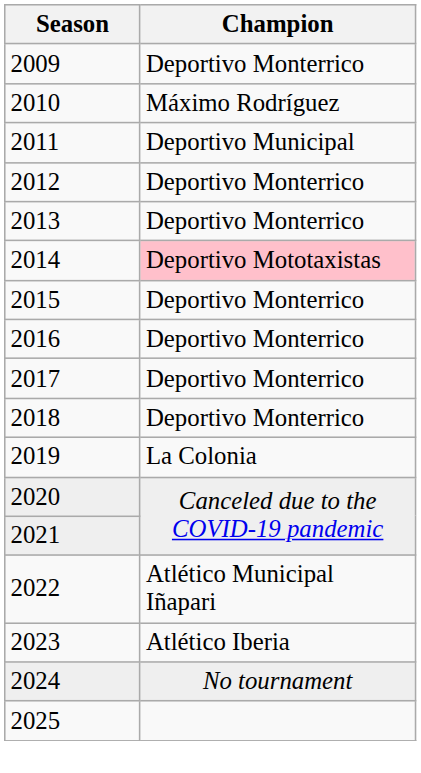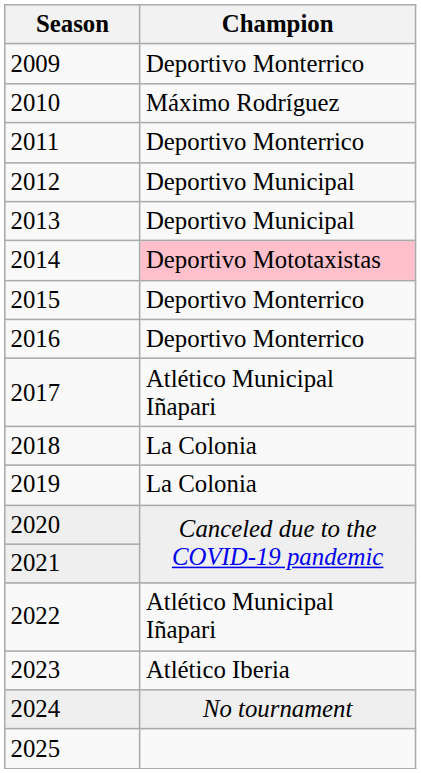(250, 142) Deportivo Municipal -> (255, 142) Deportivo Monterrico
(255, 181) Deportivo Monterrico -> (250, 181) Deportivo Municipal
(255, 220) Deportivo Monterrico -> (250, 220) Deportivo Municipal
(255, 378) Deportivo Monterrico -> (240, 392) Atlético Municipal Iñapari
(255, 417) Deportivo Monterrico -> (201, 445) La Colonia
